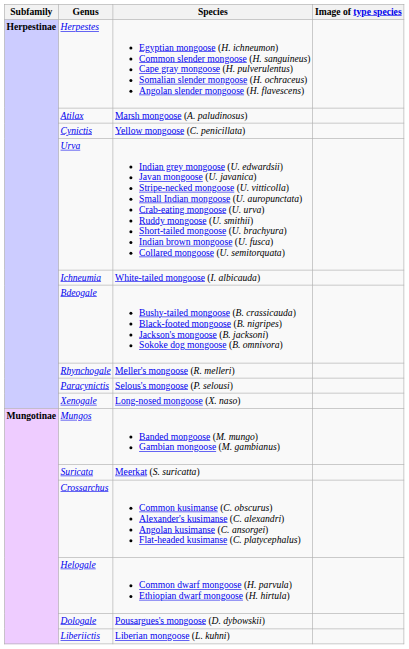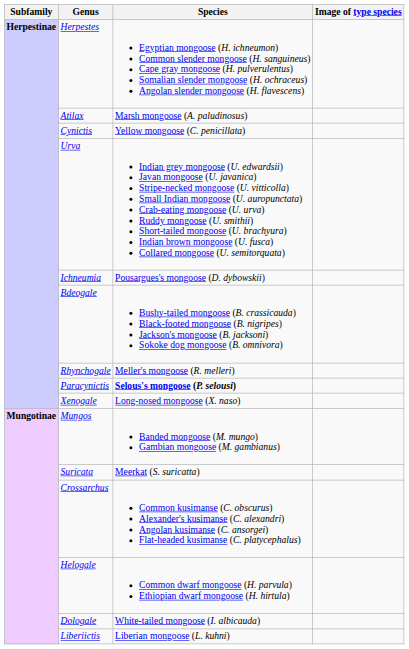(188, 277) White-tailed mongoose (I. albicauda) -> (190, 277) Pousargues's mongoose (D. dybowskii)
(174, 385) normal -> (176, 385) bold
(190, 621) Pousargues's mongoose (D. dybowskii) -> (188, 621) White-tailed mongoose (I. albicauda)
